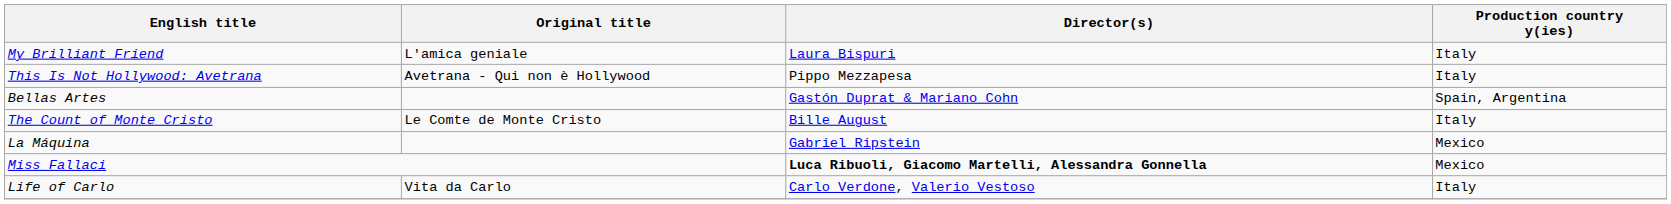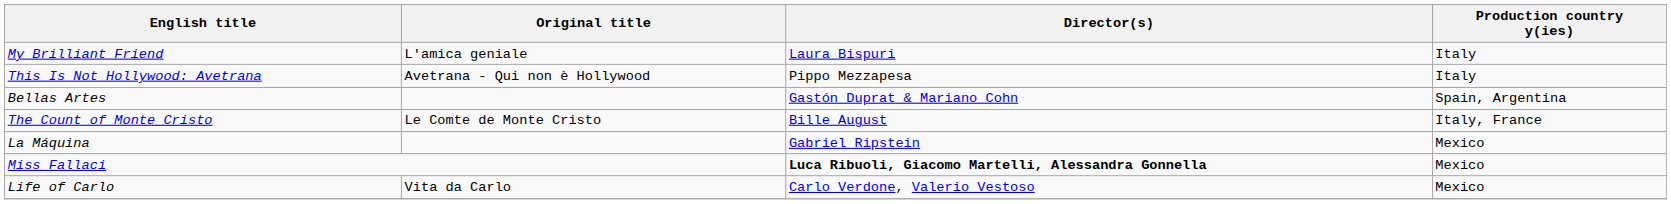(1456, 120) Italy -> (1489, 120) Italy, France
(1456, 187) Italy -> (1460, 187) Mexico
